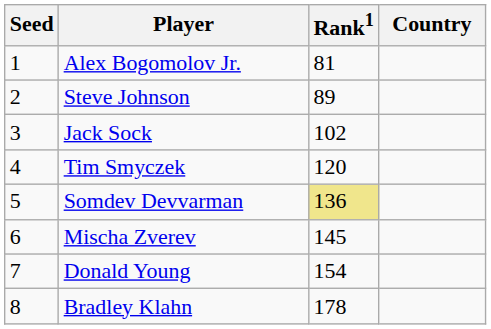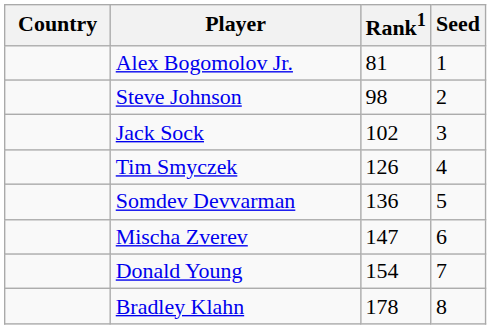columns swapped: (432, 24) <-> (32, 24)
(324, 97) 89 -> (377, 97) 98
(330, 166) 120 -> (382, 166) 126
(330, 201) khaki background -> (382, 201) no background
(330, 236) 145 -> (382, 236) 147
